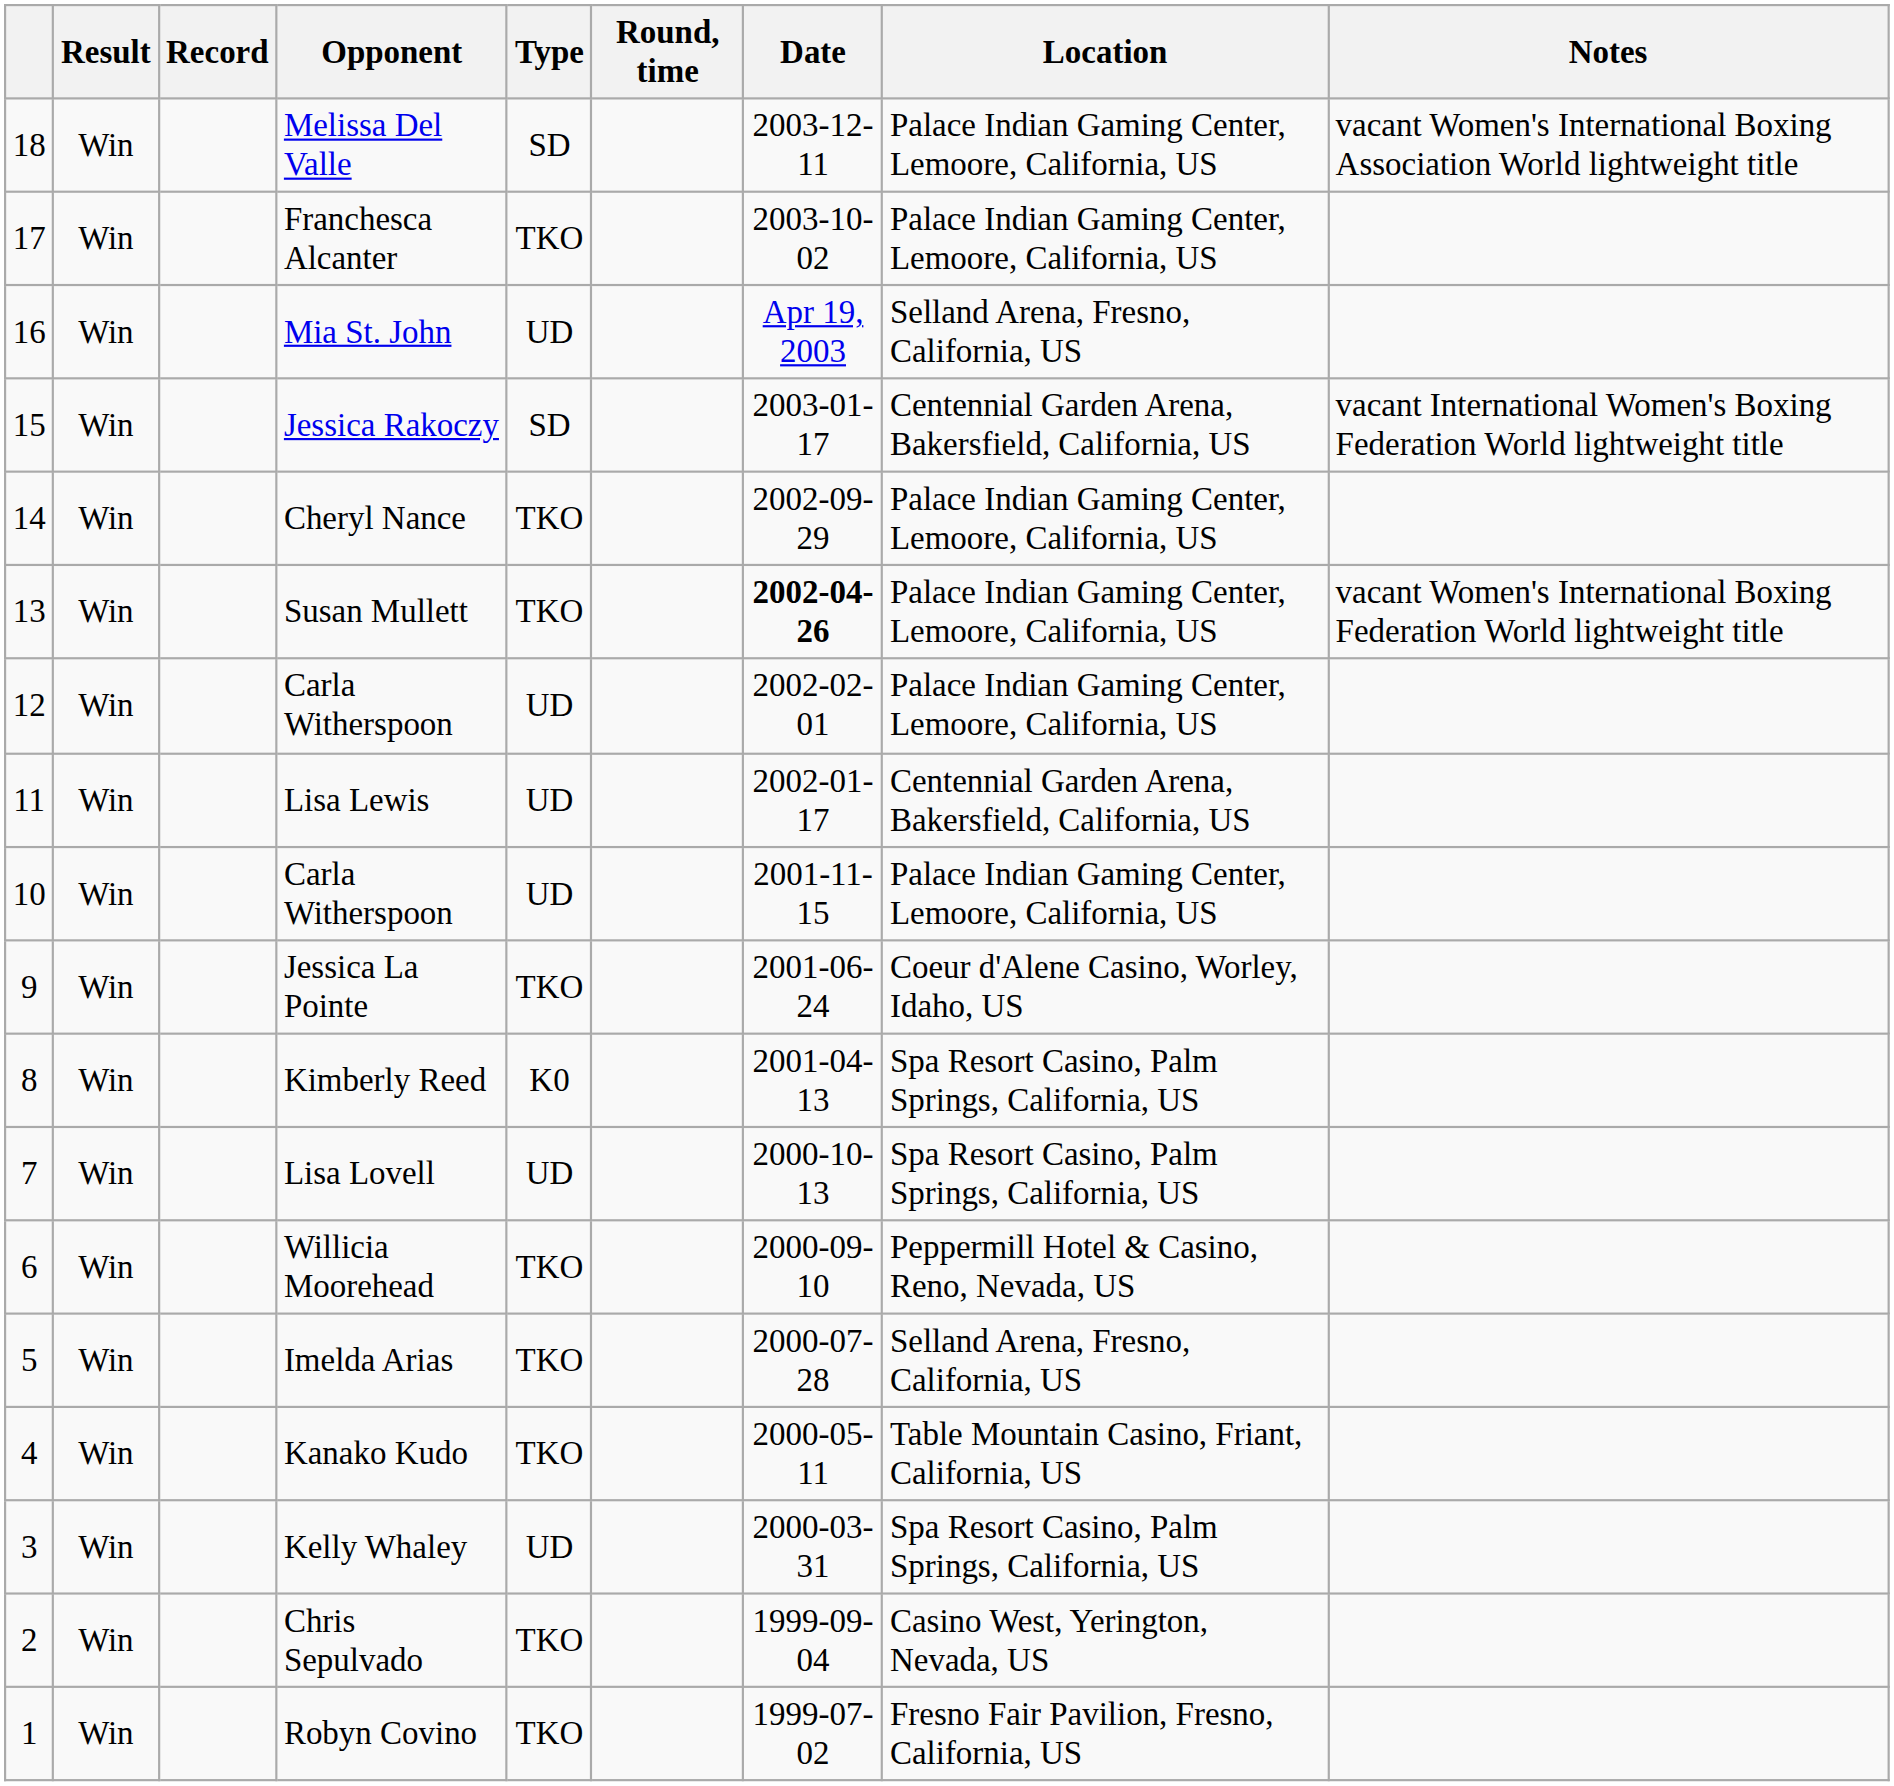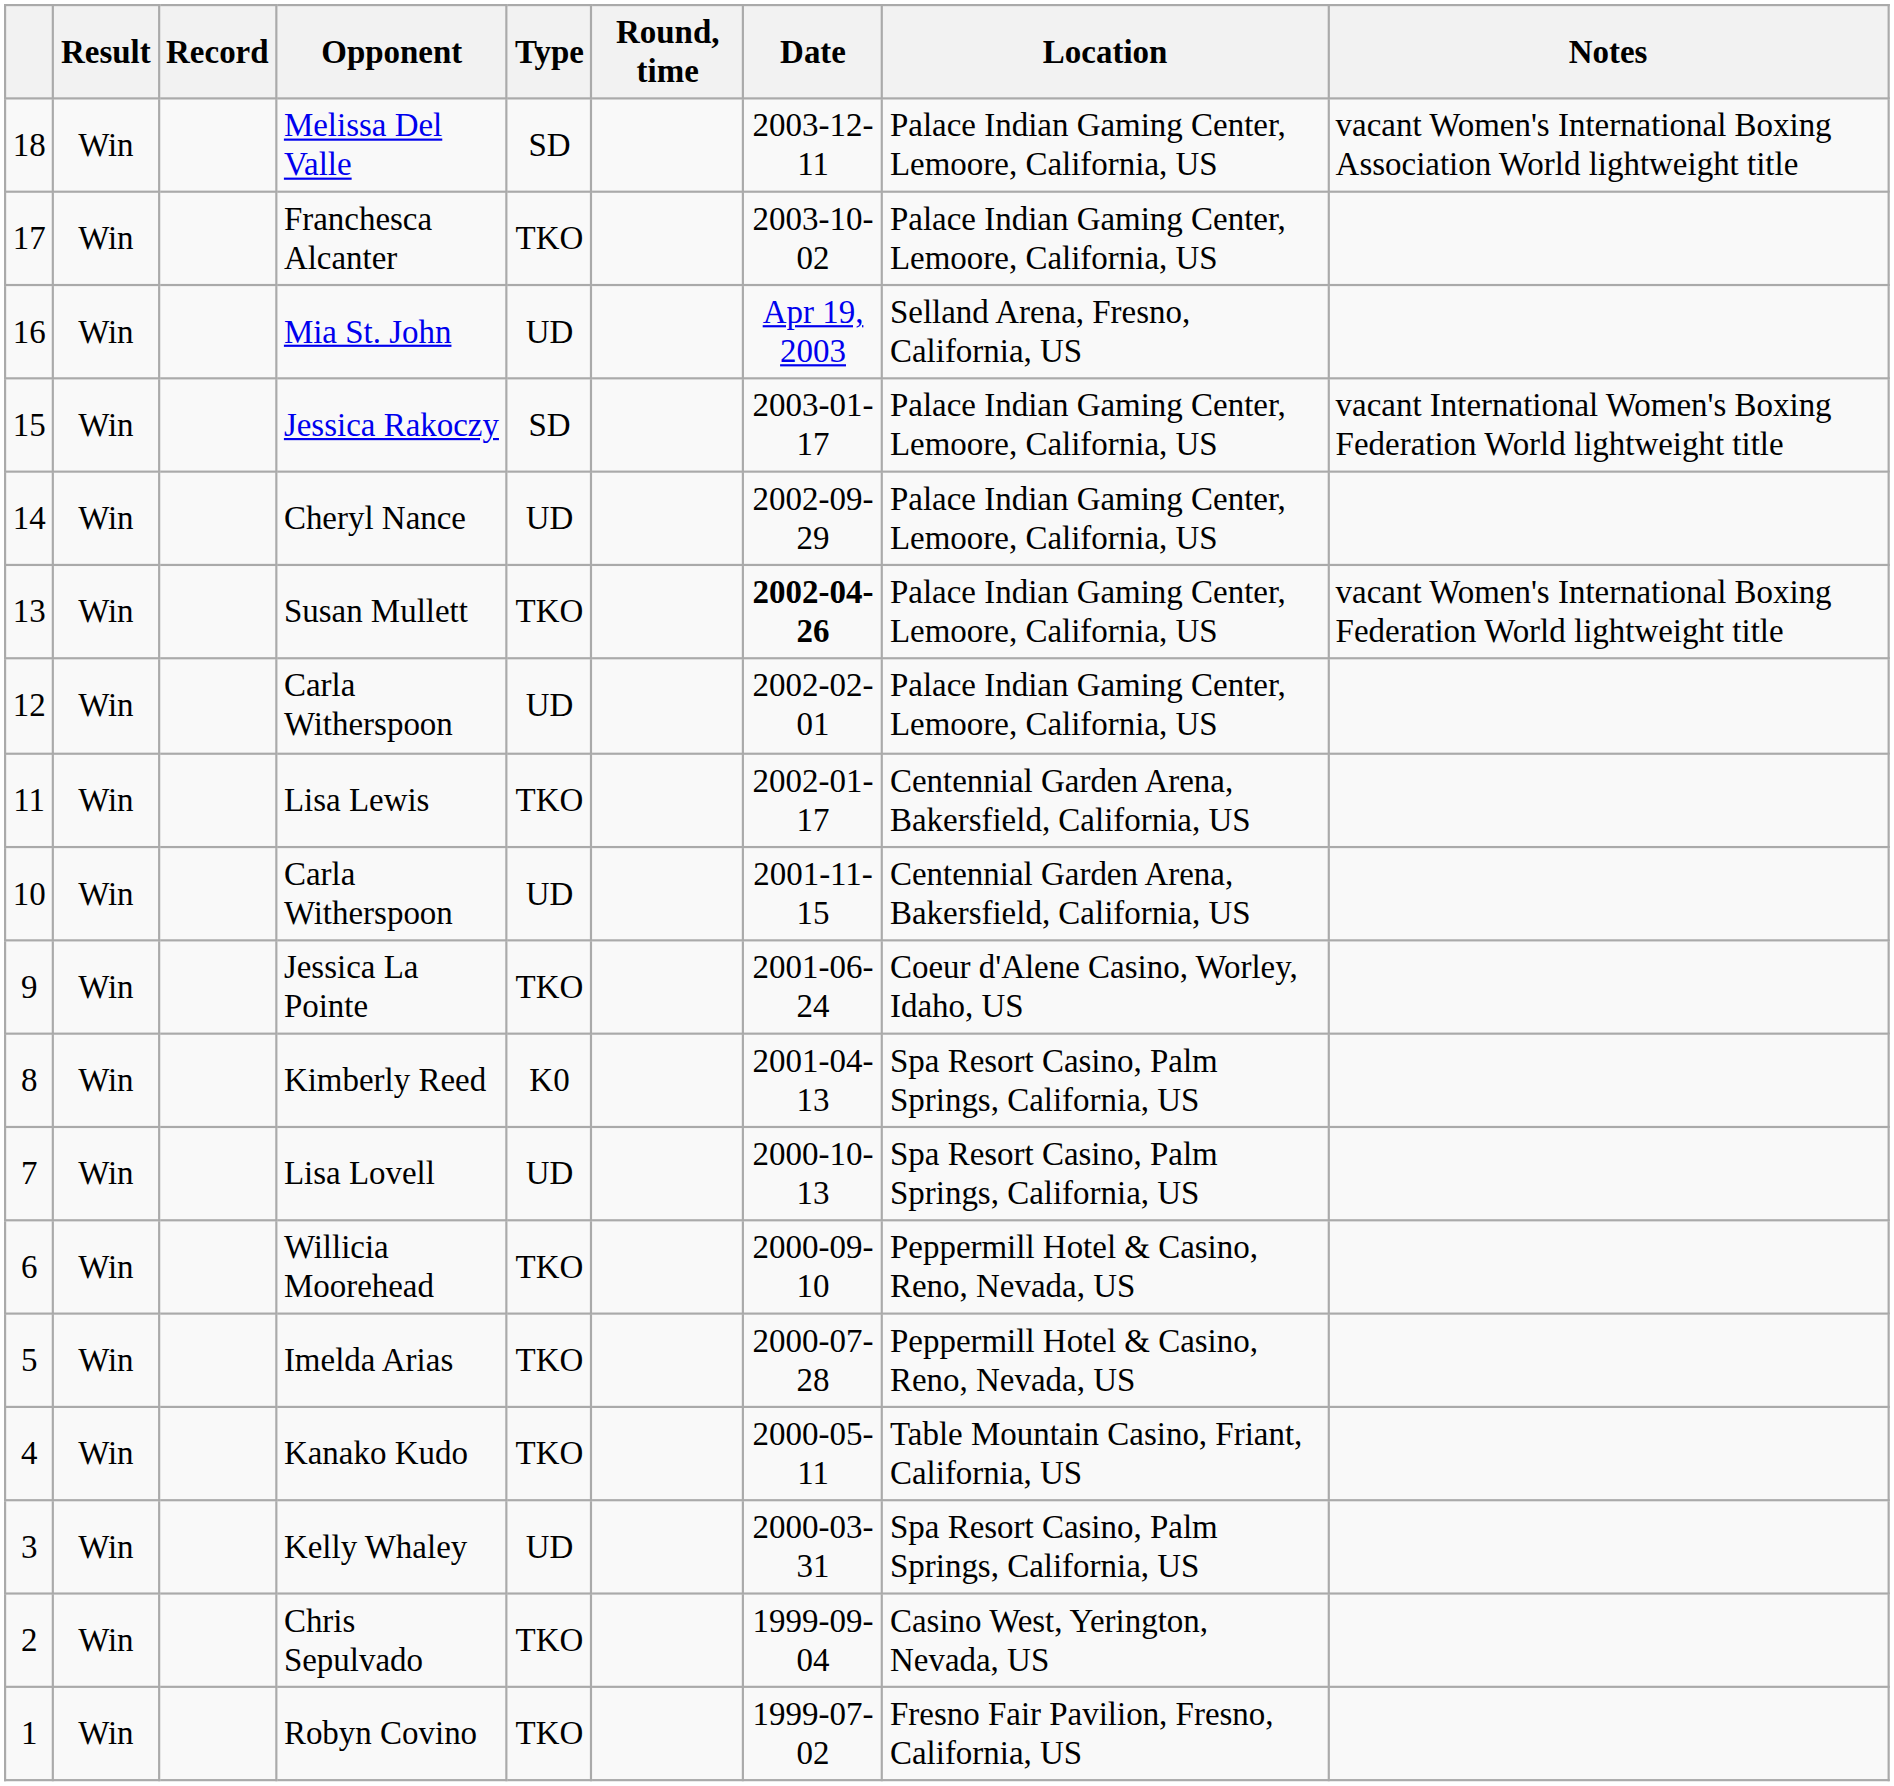(1070, 425) Centennial Garden Arena, Bakersfield, California, US -> (1088, 425) Palace Indian Gaming Center, Lemoore, California, US
(549, 518) TKO -> (549, 518) UD
(549, 798) UD -> (549, 798) TKO
(1088, 892) Palace Indian Gaming Center, Lemoore, California, US -> (1070, 892) Centennial Garden Arena, Bakersfield, California, US
(1040, 1359) Selland Arena, Fresno, California, US -> (1074, 1359) Peppermill Hotel & Casino, Reno, Nevada, US
